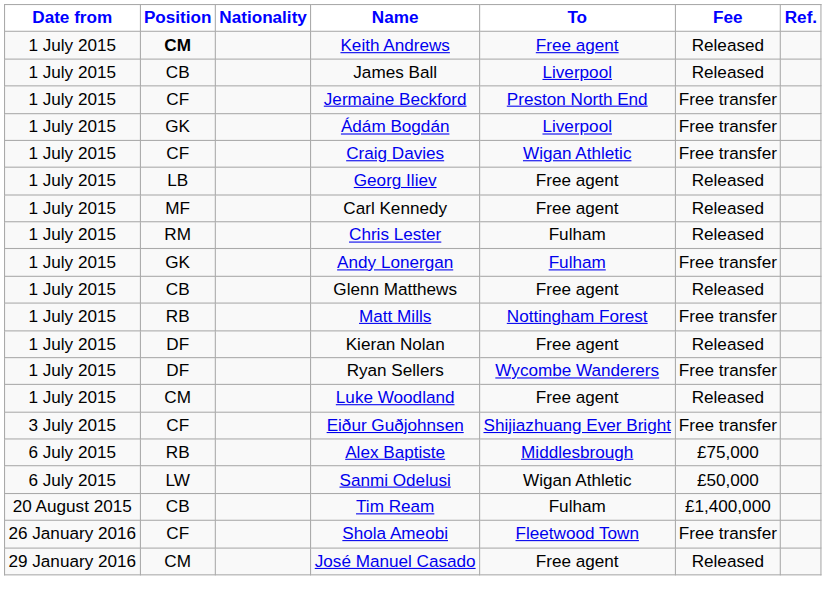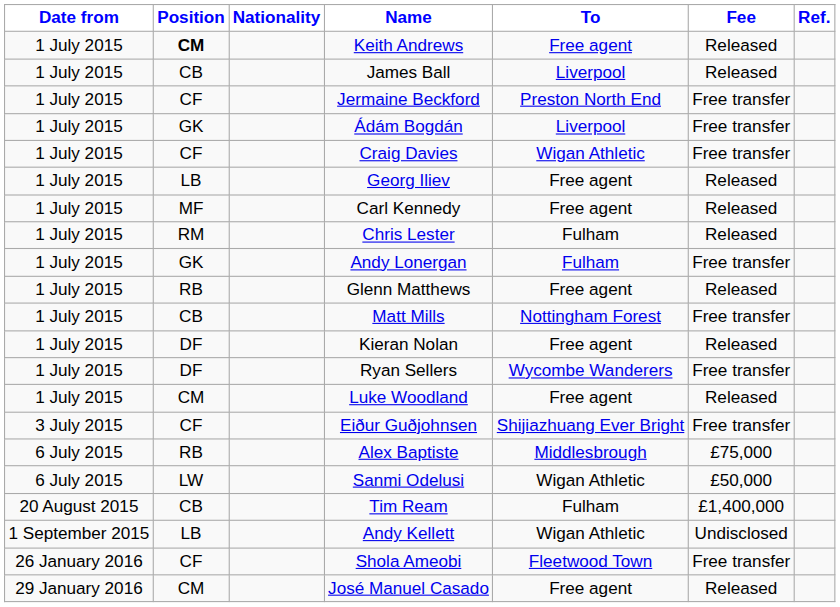(178, 289) CB -> (191, 289) RB
(178, 316) RB -> (191, 316) CB
+ row: (408, 533)
